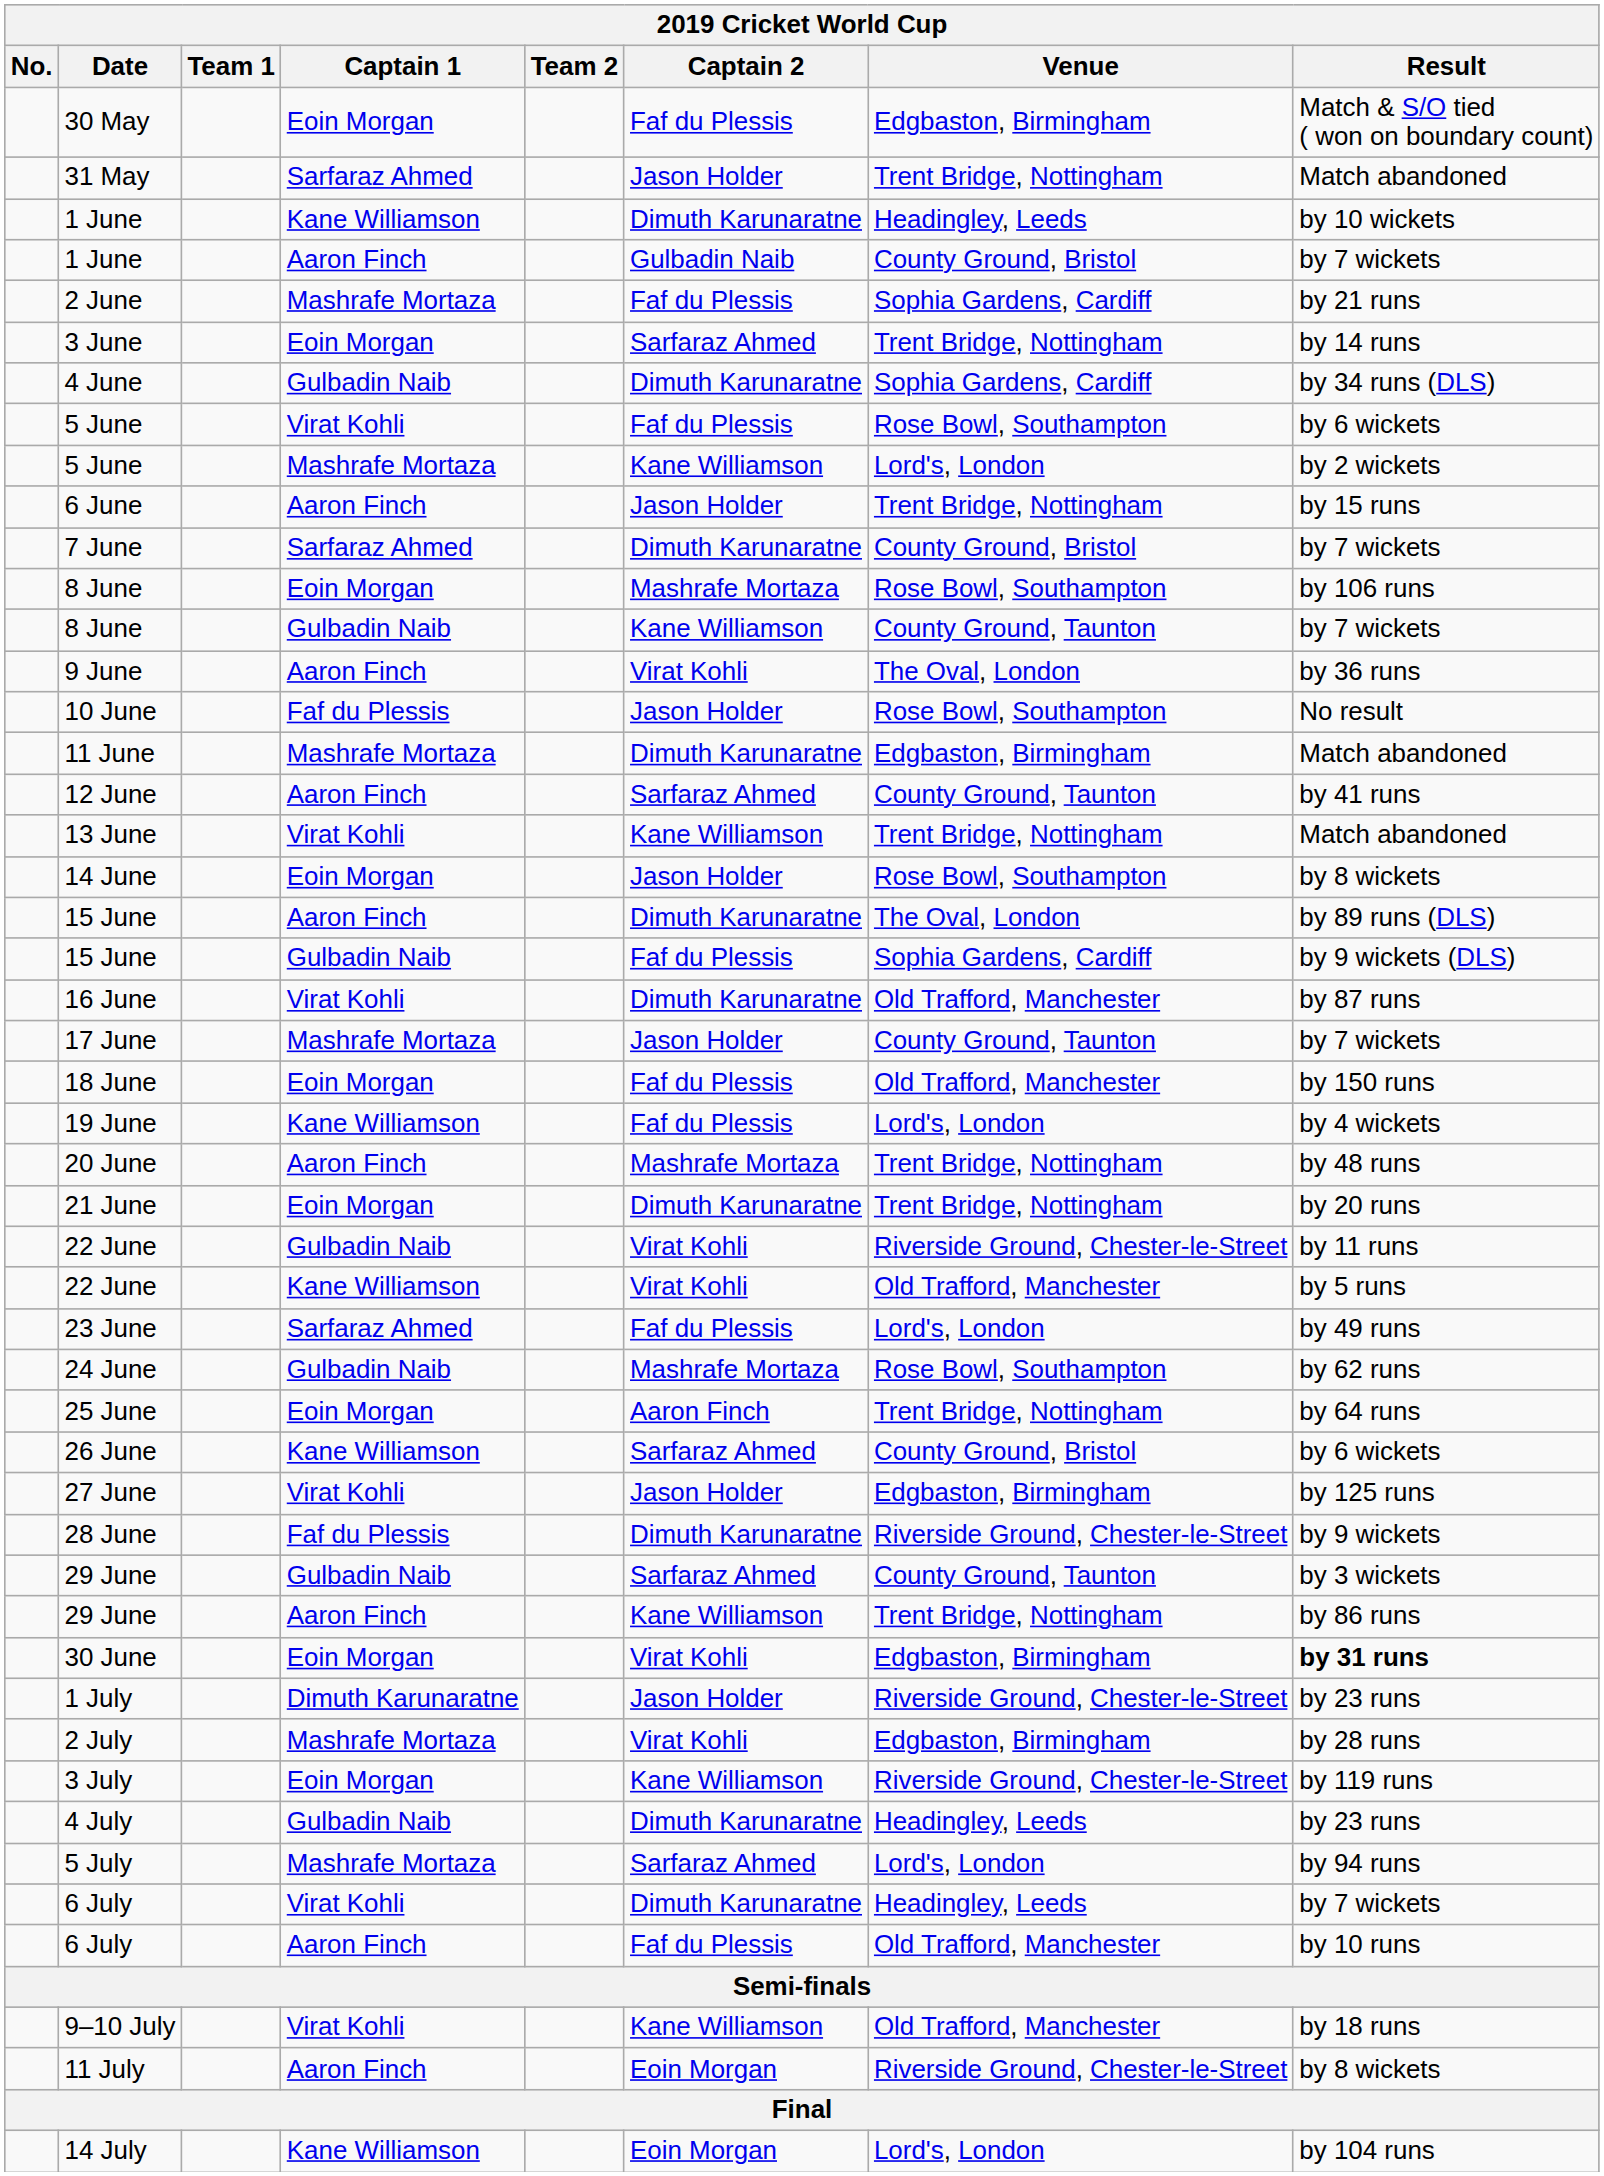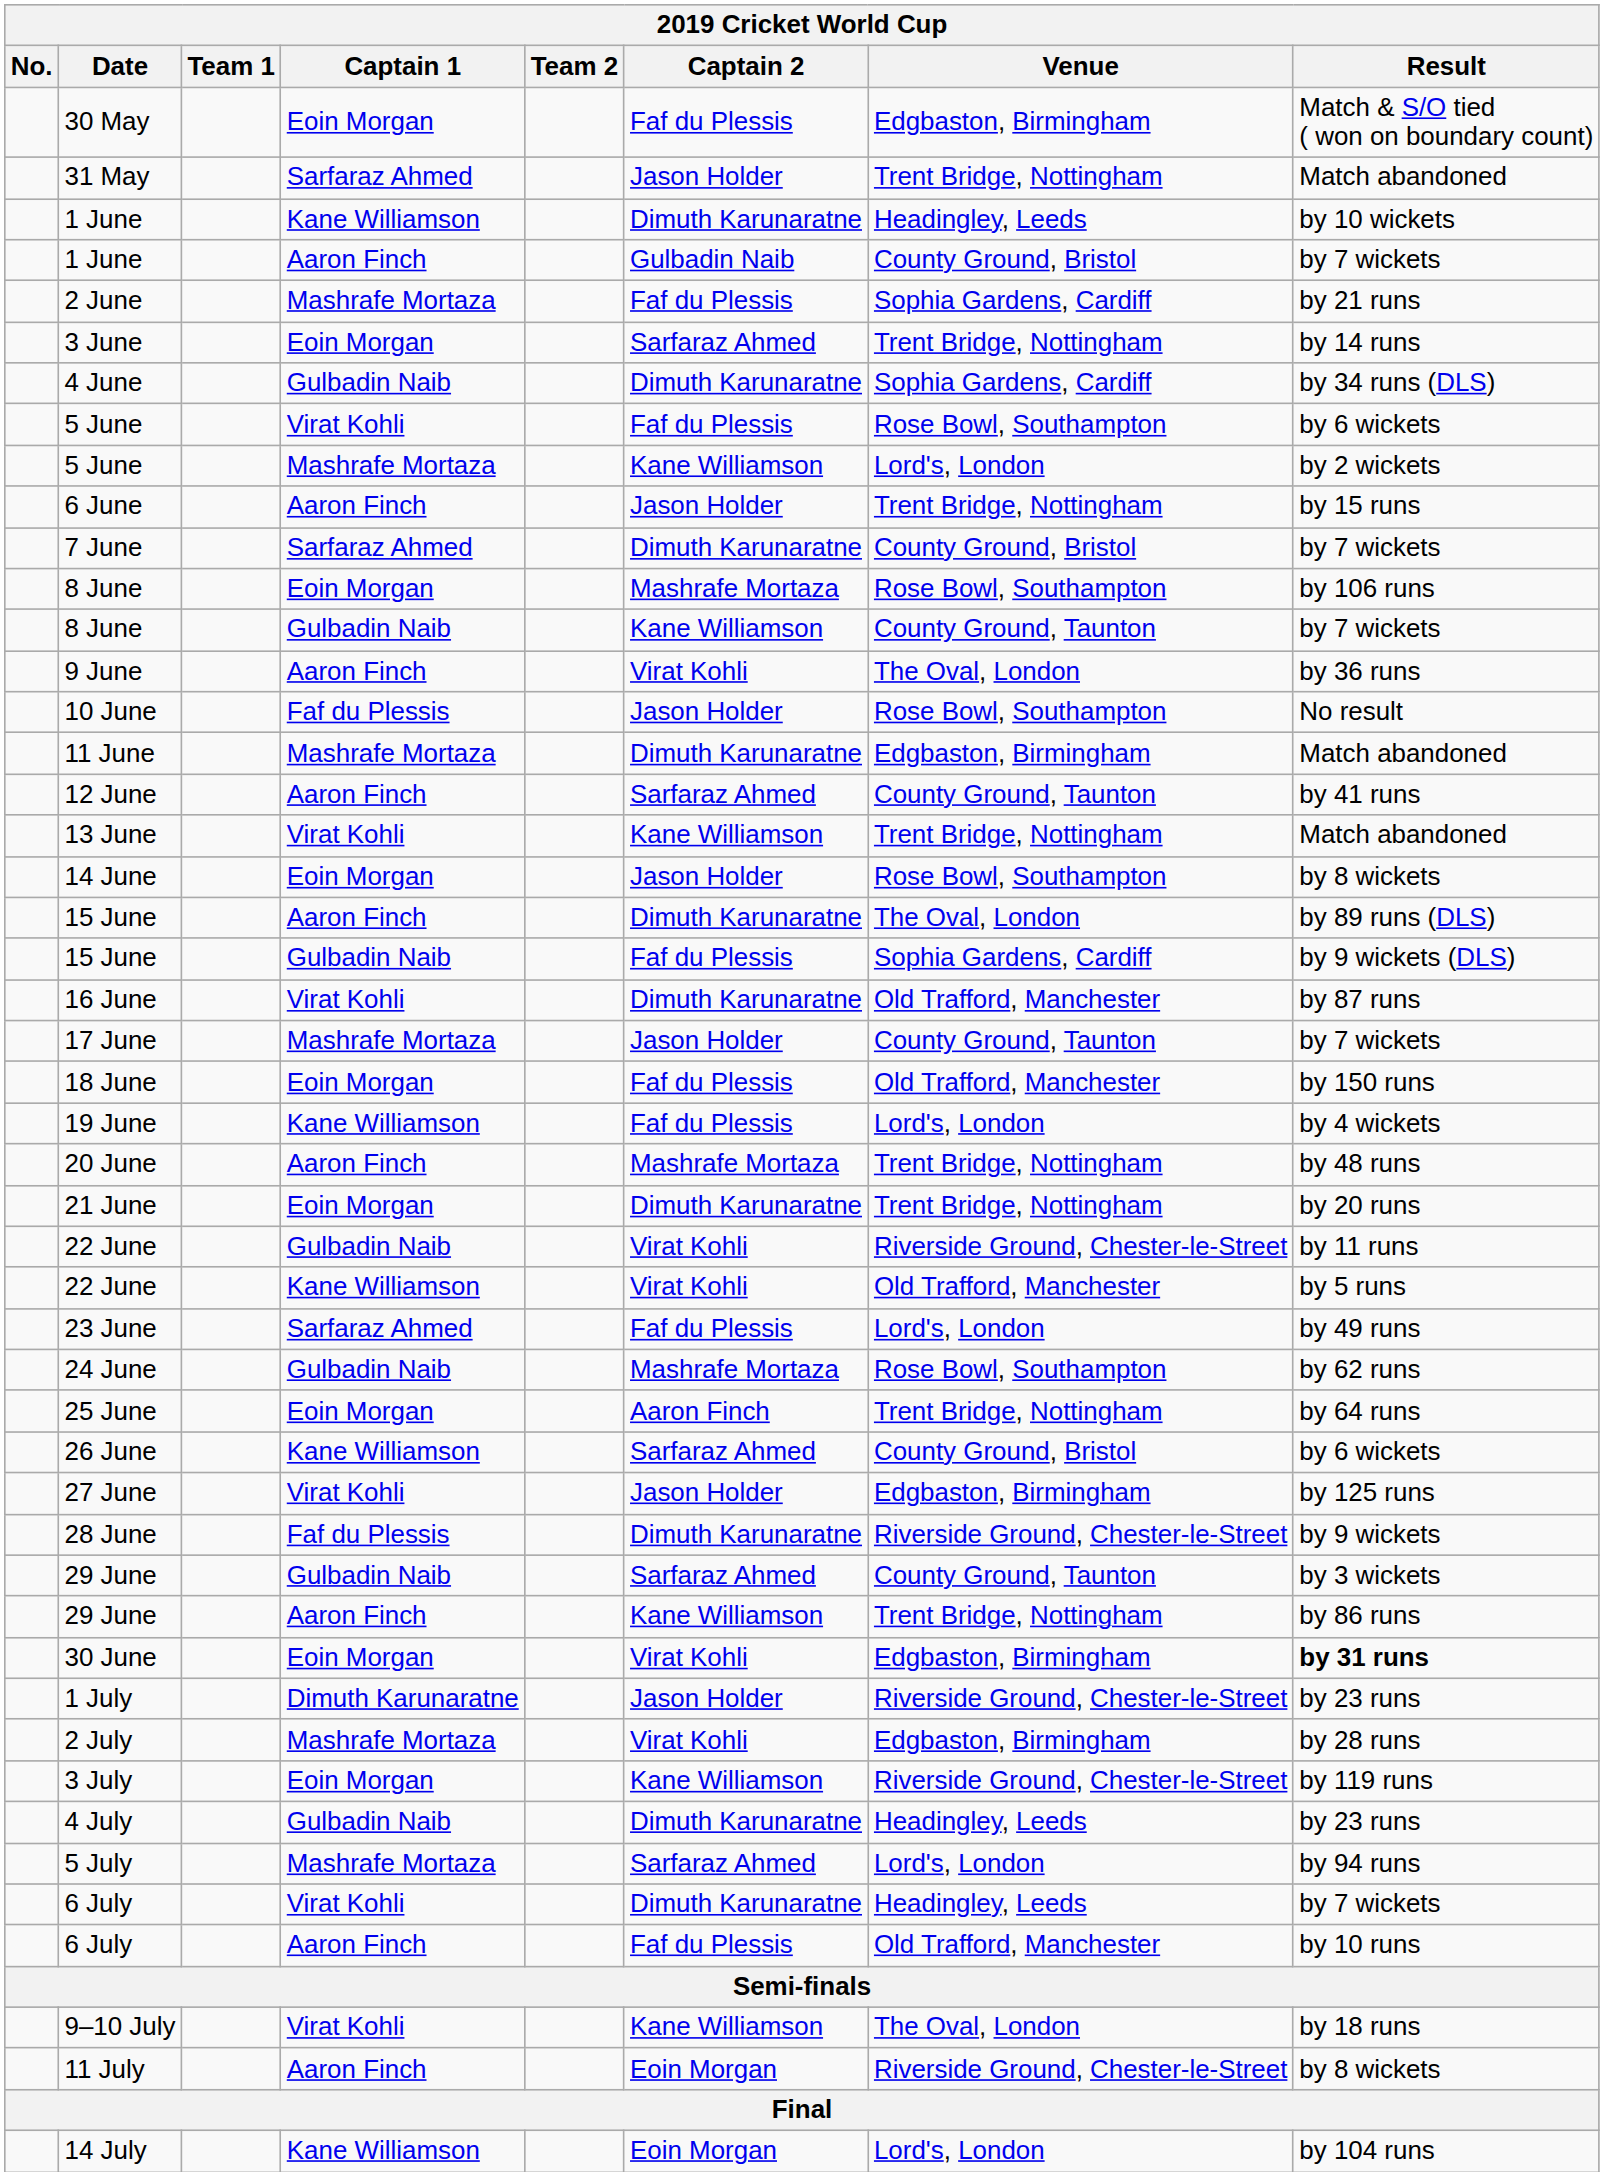(1017, 2027) Old Trafford, Manchester -> (977, 2027) The Oval, London
